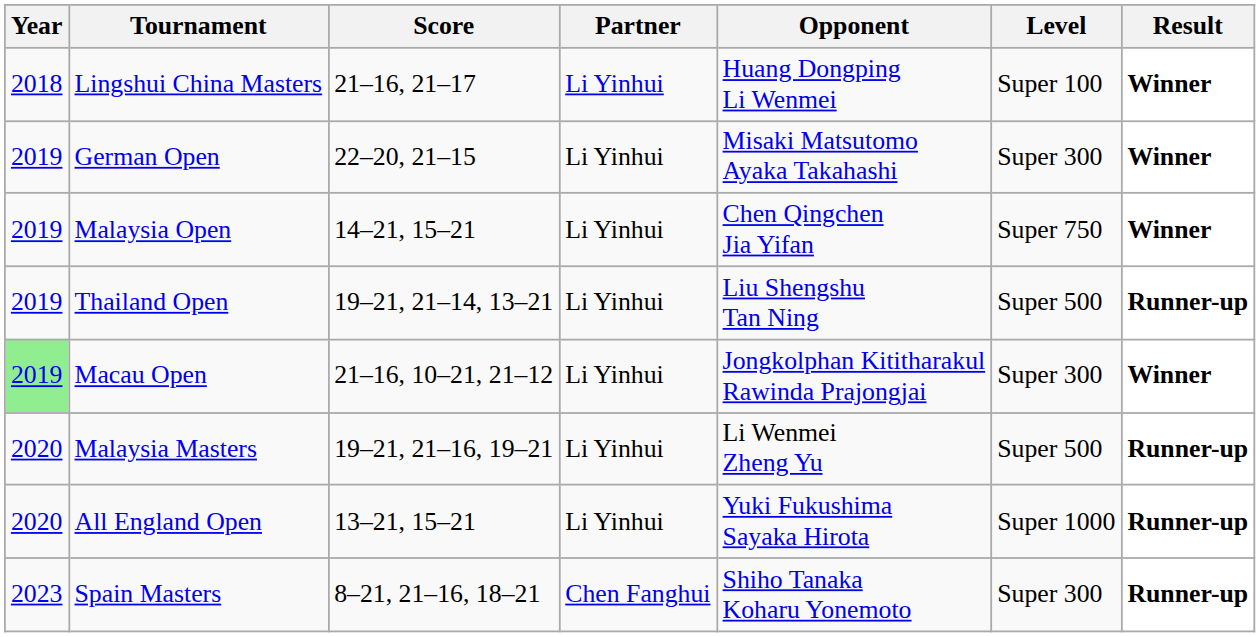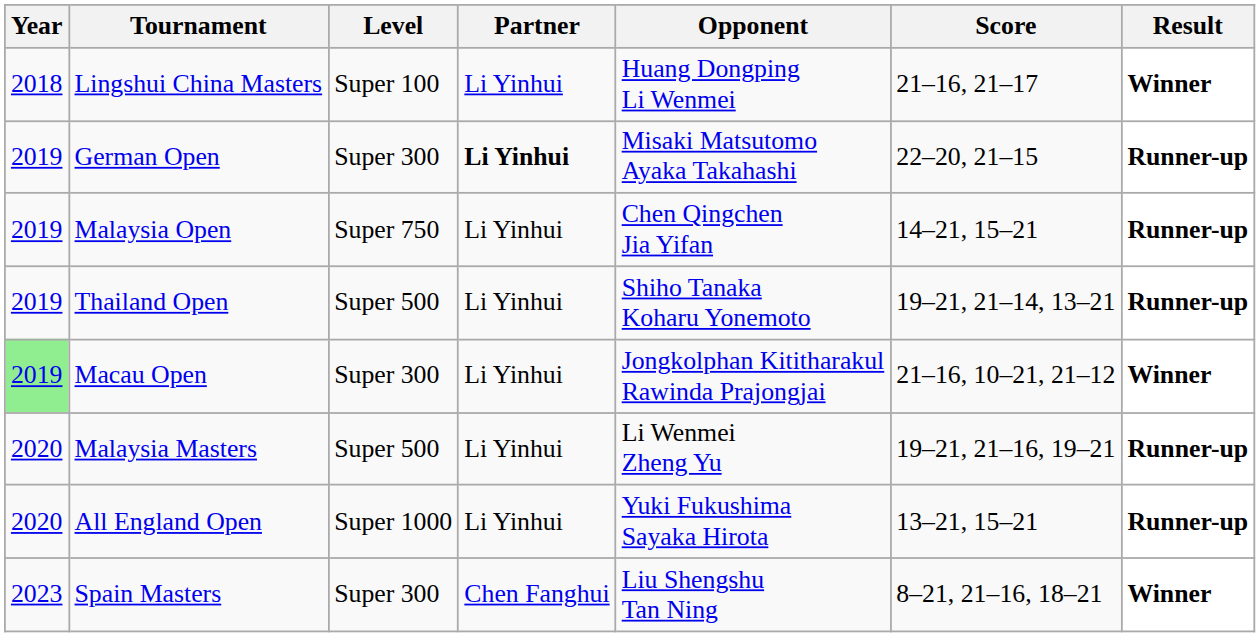columns swapped: (1056, 26) <-> (444, 26)
(615, 156) normal -> (517, 156) bold
(1169, 156) Winner -> (1188, 156) Runner-up
(1169, 229) Winner -> (1188, 229) Runner-up
(794, 302) Liu Shengshu Tan Ning -> (716, 302) Shiho Tanaka Koharu Yonemoto
(817, 594) Shiho Tanaka Koharu Yonemoto -> (693, 594) Liu Shengshu Tan Ning
(1188, 594) Runner-up -> (1169, 594) Winner
